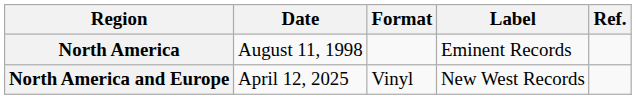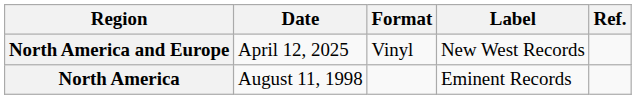rows swapped: (119, 49) <-> (119, 79)
